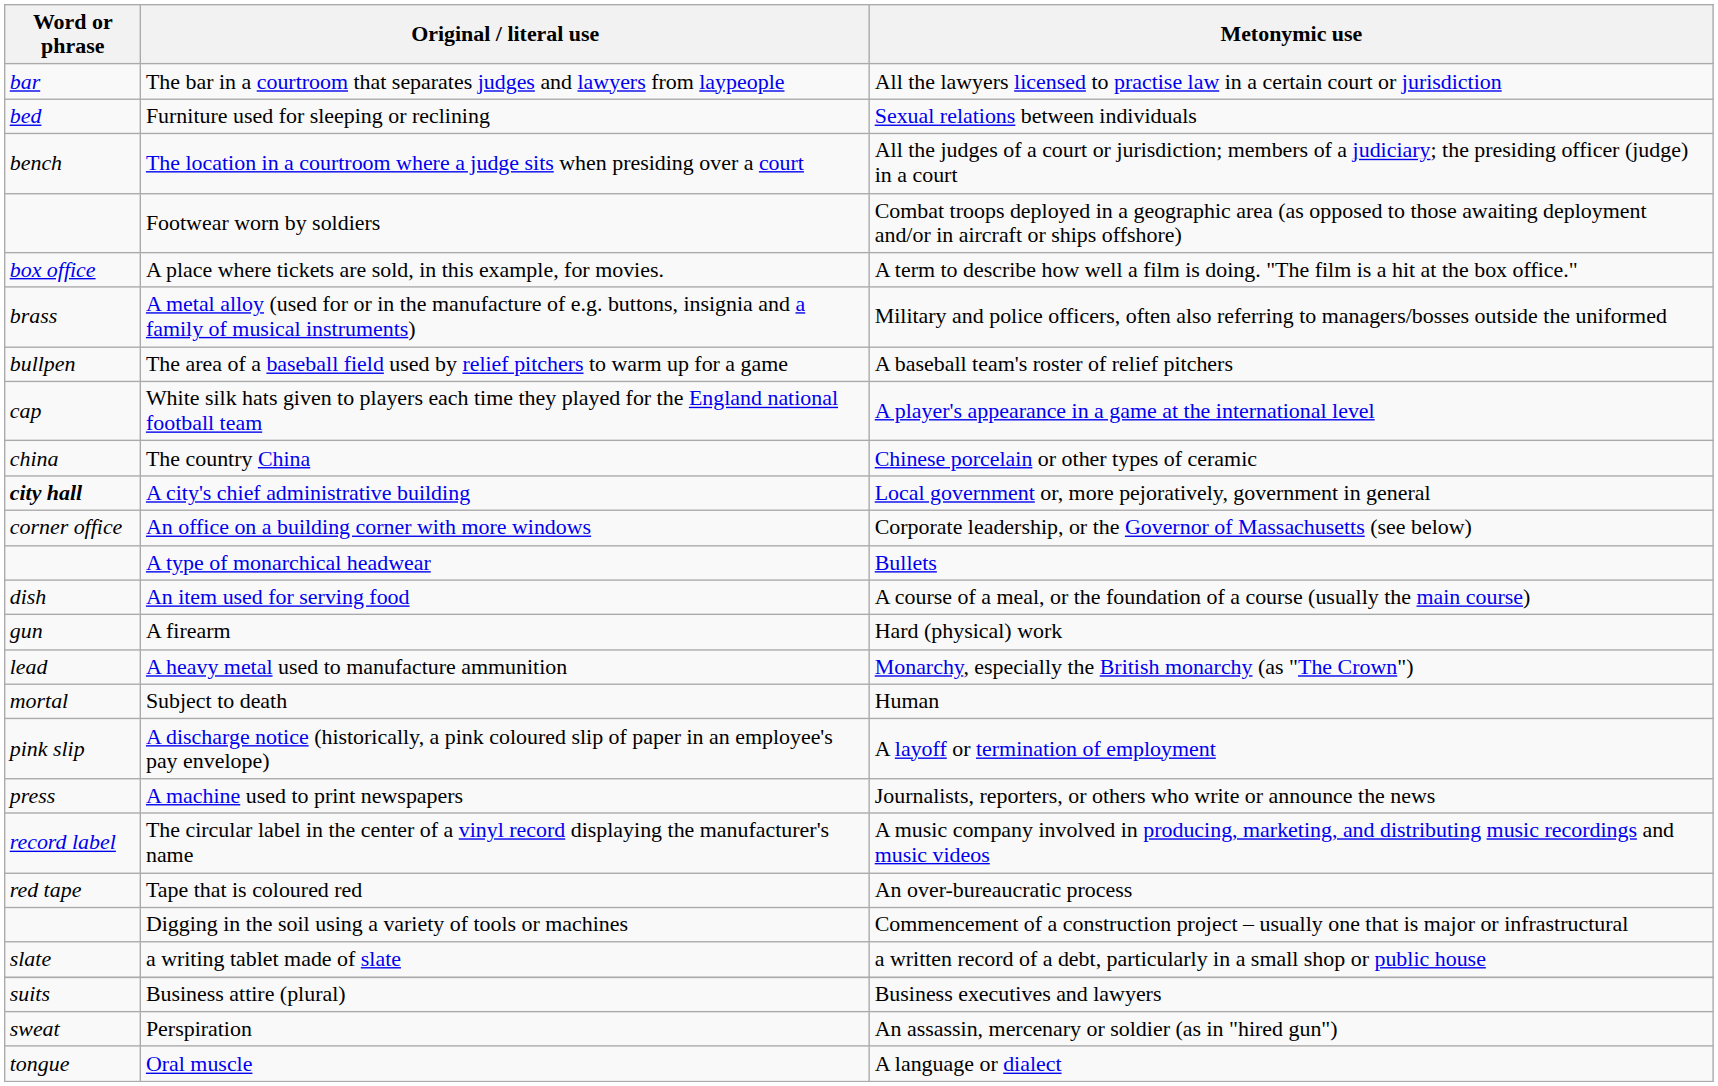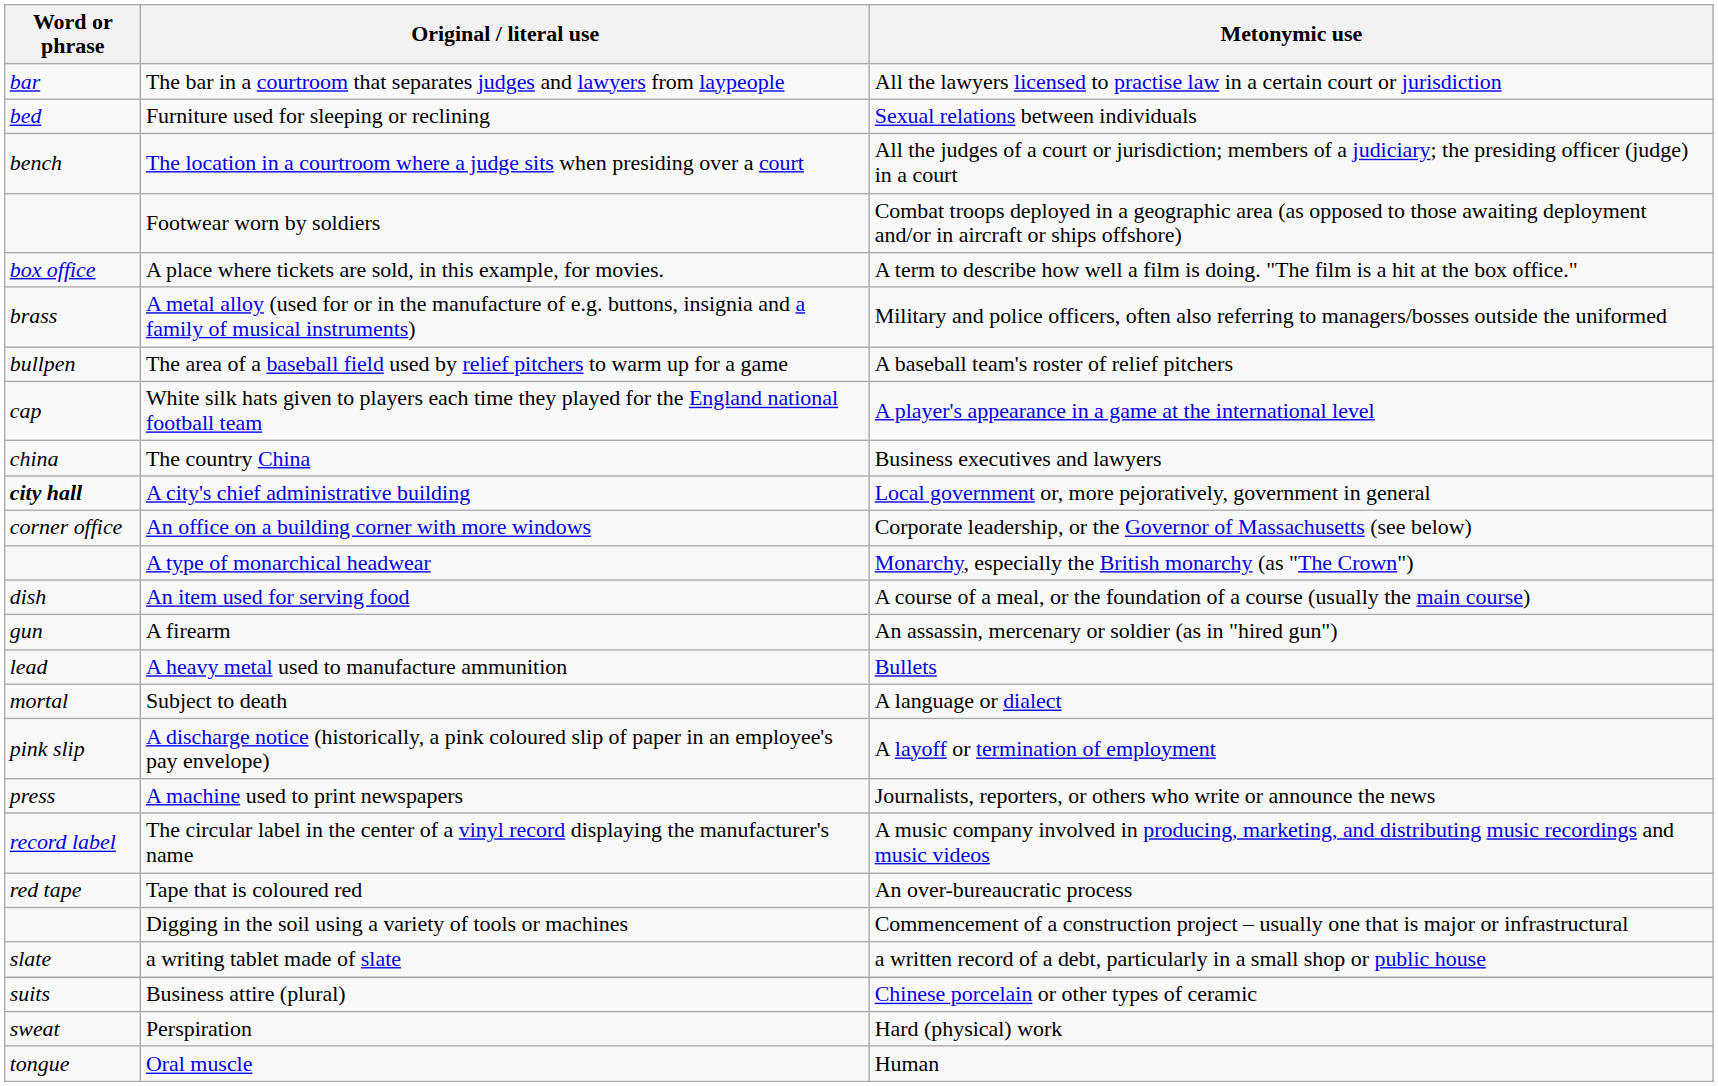(1066, 458) Chinese porcelain or other types of ceramic -> (1018, 458) Business executives and lawyers
(906, 562) Bullets -> (1144, 562) Monarchy, especially the British monarchy (as "The Crown")
(968, 631) Hard (physical) work -> (1106, 631) An assassin, mercenary or soldier (as in "hired gun")
(1144, 666) Monarchy, especially the British monarchy (as "The Crown") -> (906, 666) Bullets
(907, 701) Human -> (968, 701) A language or dialect
(1018, 994) Business executives and lawyers -> (1066, 994) Chinese porcelain or other types of ceramic
(1106, 1028) An assassin, mercenary or soldier (as in "hired gun") -> (968, 1028) Hard (physical) work
(968, 1063) A language or dialect -> (907, 1063) Human
